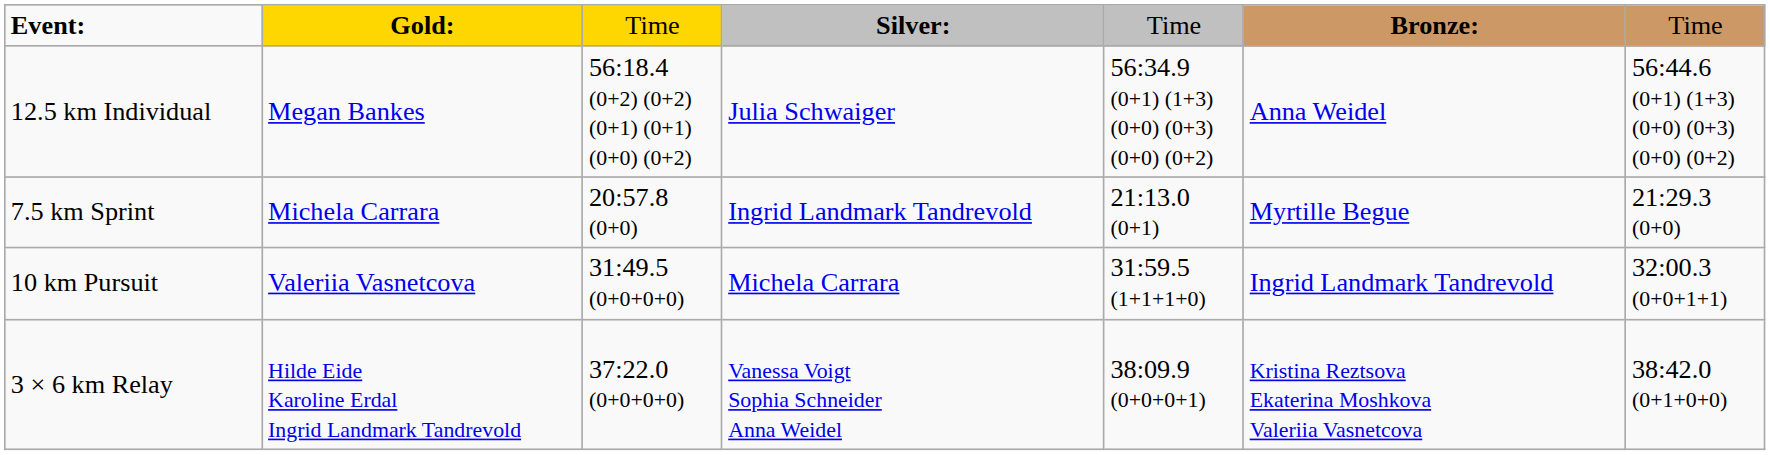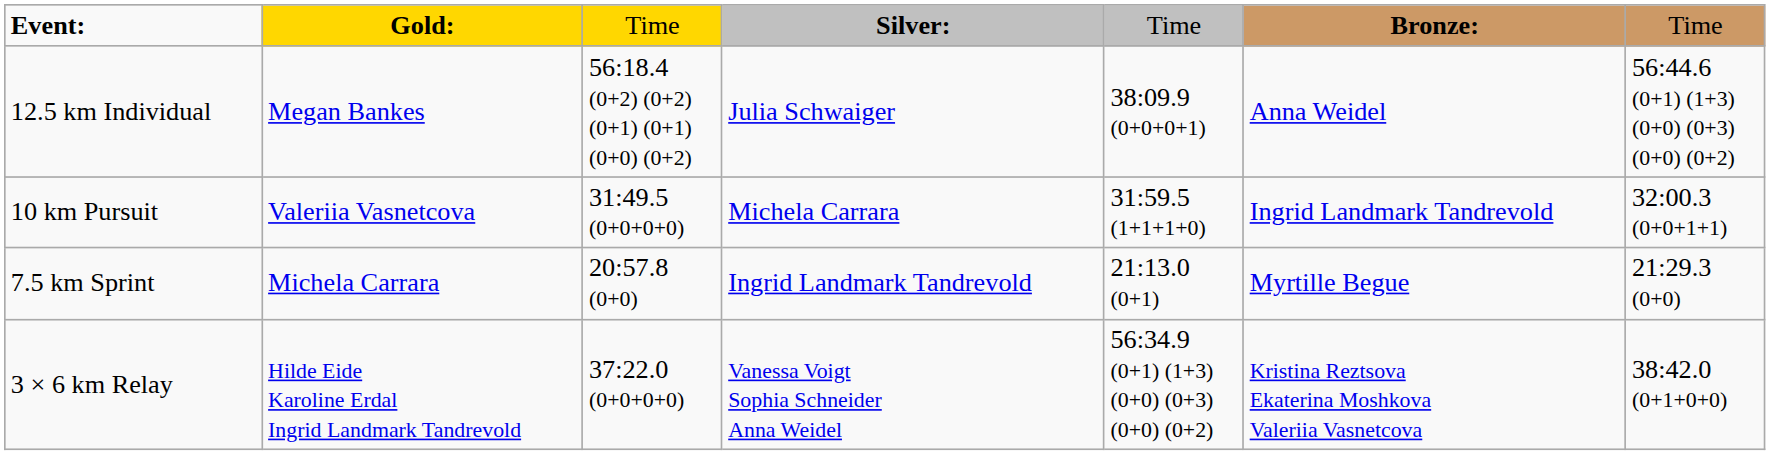(1162, 111) 56:34.9 (0+1) (1+3) (0+0) (0+3) (0+0) (0+2) -> (1158, 111) 38:09.9 (0+0+0+1)
rows swapped: (83, 211) <-> (85, 282)
(1158, 383) 38:09.9 (0+0+0+1) -> (1162, 383) 56:34.9 (0+1) (1+3) (0+0) (0+3) (0+0) (0+2)
